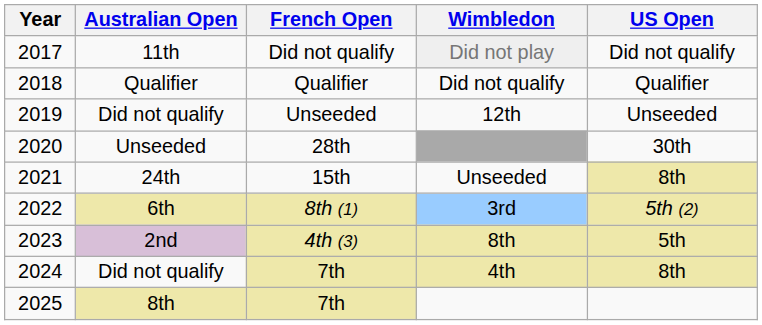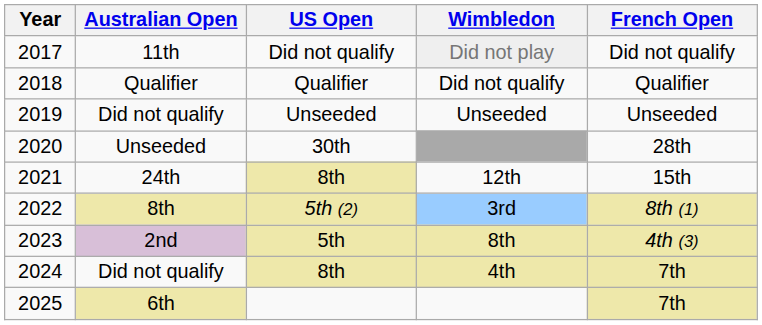columns swapped: (331, 20) <-> (672, 20)
(502, 114) 12th -> (502, 114) Unseeded
(502, 177) Unseeded -> (502, 177) 12th
(161, 209) 6th -> (161, 209) 8th
(161, 303) 8th -> (161, 303) 6th
